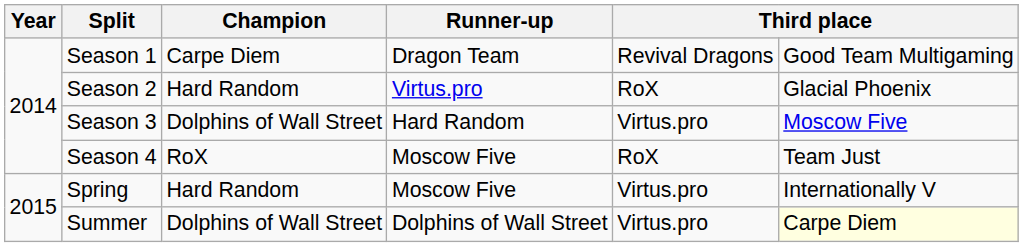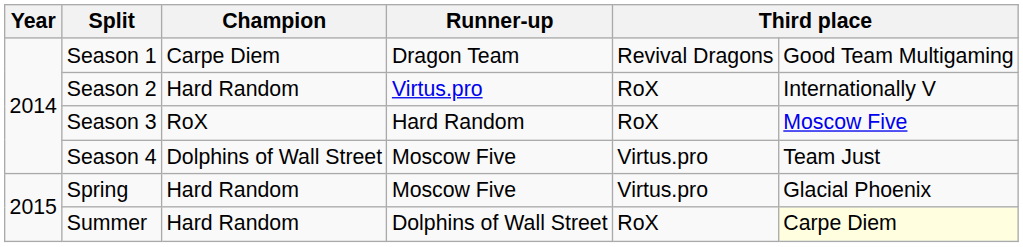(857, 88) Glacial Phoenix -> (860, 88) Internationally V
(274, 122) Dolphins of Wall Street -> (187, 122) RoX
(663, 122) Virtus.pro -> (638, 122) RoX
(187, 156) RoX -> (274, 156) Dolphins of Wall Street
(638, 156) RoX -> (663, 156) Virtus.pro
(860, 190) Internationally V -> (857, 190) Glacial Phoenix
(274, 223) Dolphins of Wall Street -> (233, 223) Hard Random
(663, 223) Virtus.pro -> (638, 223) RoX
